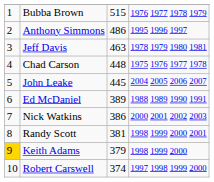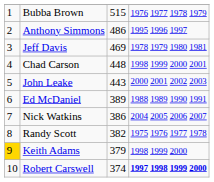(118, 47) 463 -> (118, 47) 469
(169, 64) 1975 1976 1977 1978 -> (169, 64) 1998 1999 2000 2001
(118, 82) 445 -> (118, 82) 443
(169, 82) 2004 2005 2006 2007 -> (169, 82) 2000 2001 2002 2003
(169, 116) 2000 2001 2002 2003 -> (169, 116) 2004 2005 2006 2007
(118, 133) 381 -> (118, 133) 382
(169, 133) 1998 1999 2000 2001 -> (169, 133) 1975 1976 1977 1978
(169, 168) normal -> (169, 168) bold
